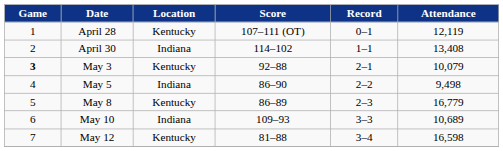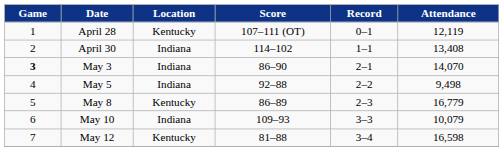(174, 66) Kentucky -> (174, 66) Indiana
(273, 66) 92–88 -> (273, 66) 86–90
(448, 66) 10,079 -> (448, 66) 14,070
(273, 84) 86–90 -> (273, 84) 92–88
(448, 119) 10,689 -> (448, 119) 10,079
